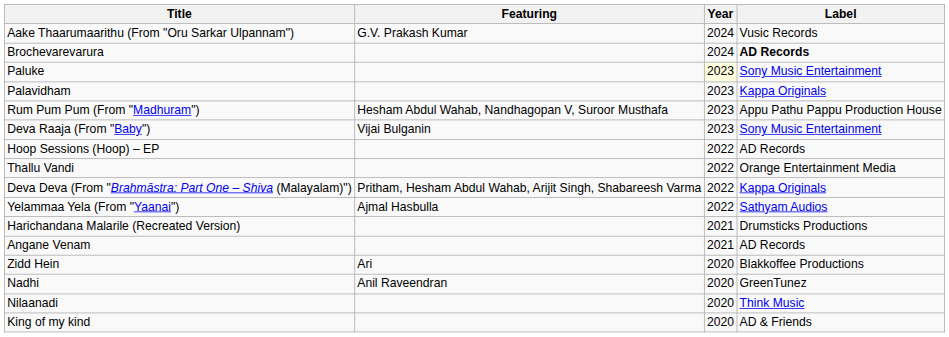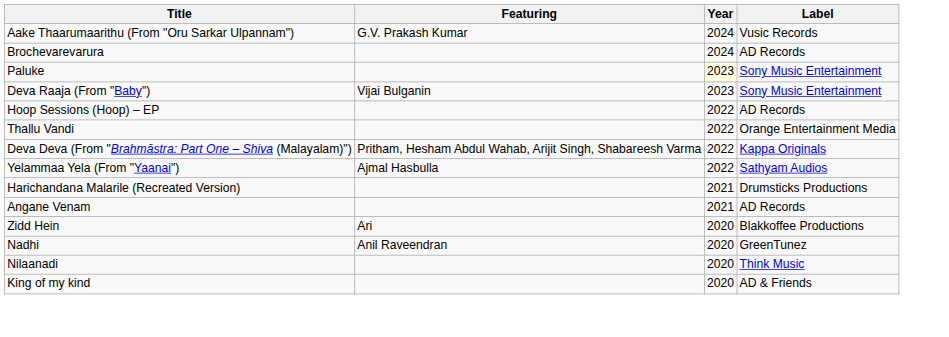(774, 52) bold -> (772, 52) normal
- row: (39, 91)
- row: (103, 110)
